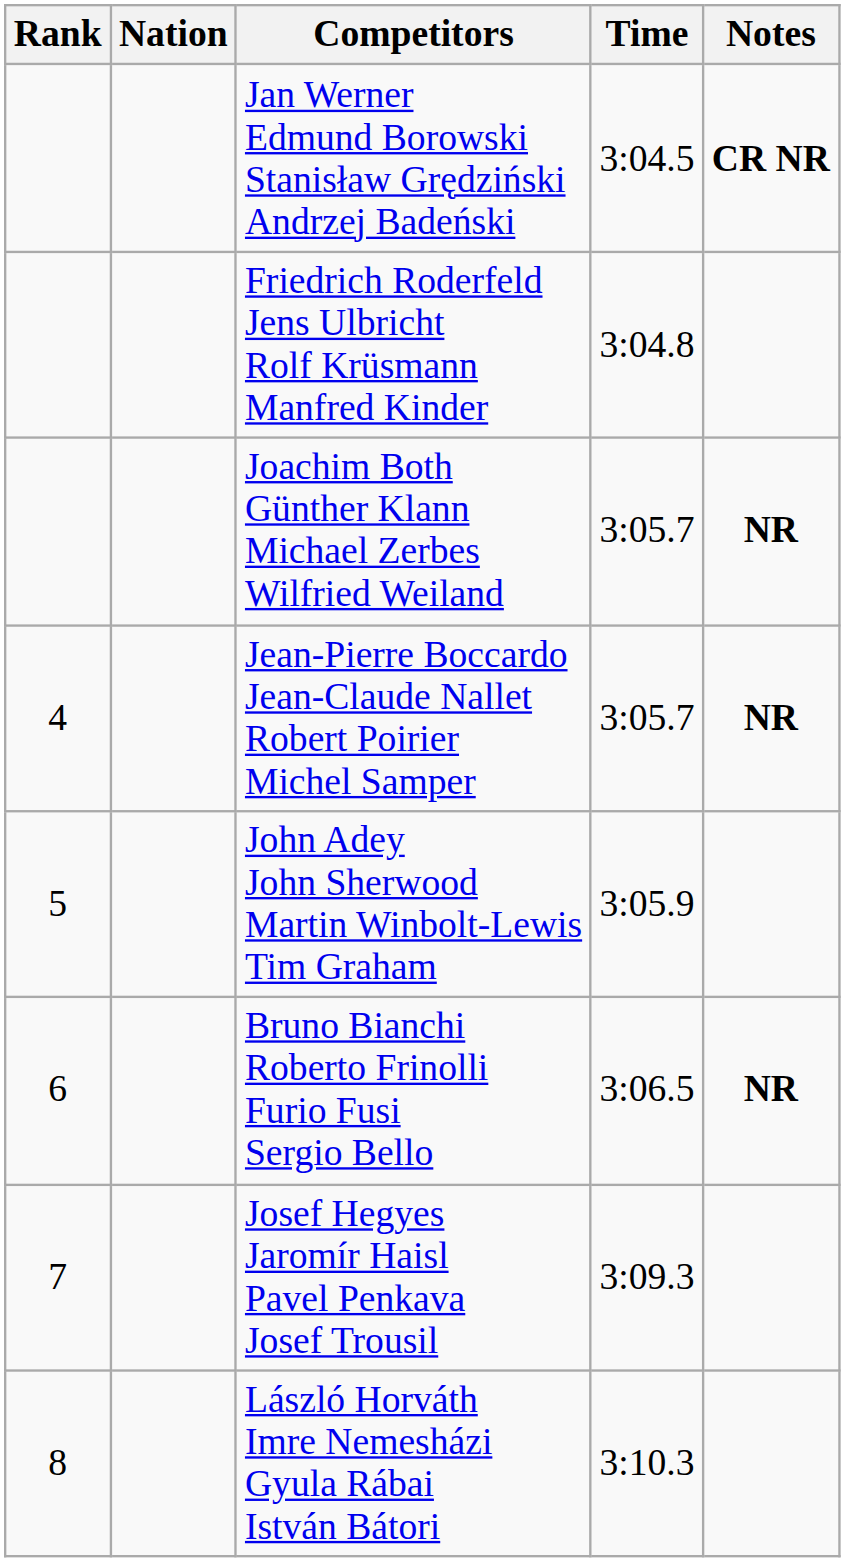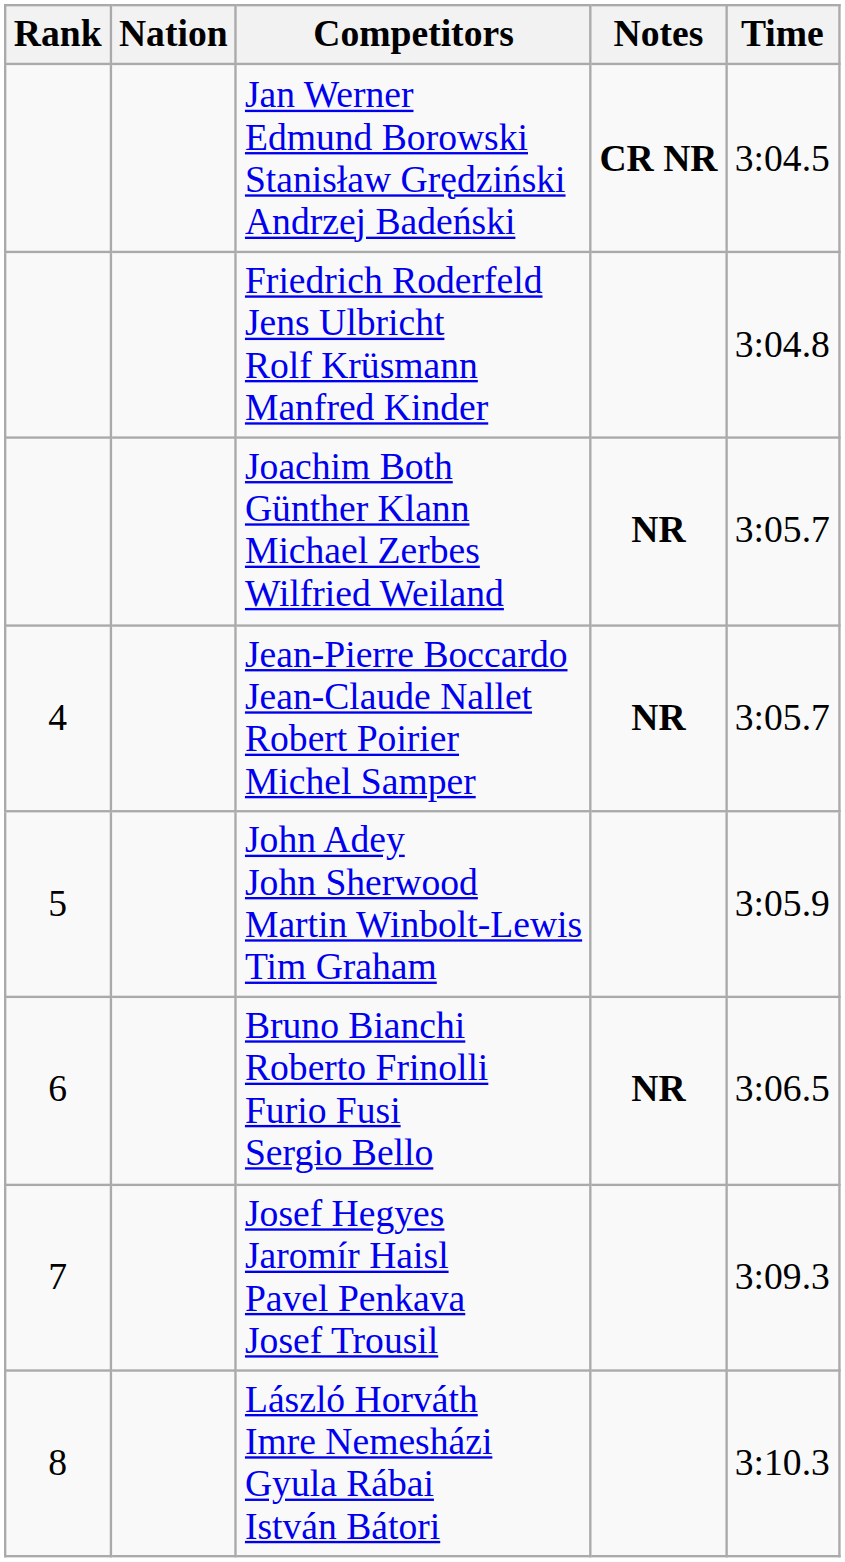columns swapped: (647, 34) <-> (771, 34)
